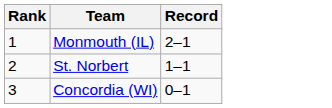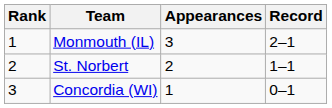+ column: (213, 16)
